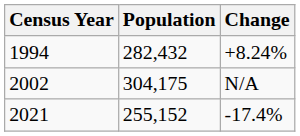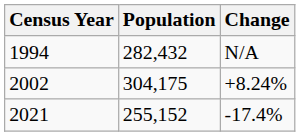(256, 51) +8.24% -> (242, 51) N/A
(242, 83) N/A -> (256, 83) +8.24%
